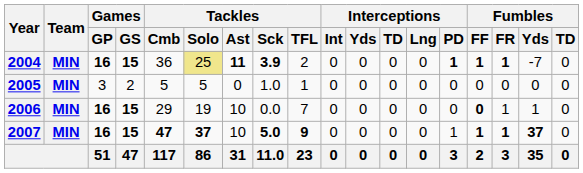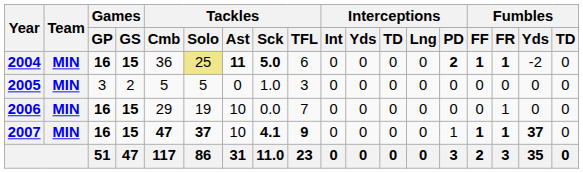(270, 62) 3.9 -> (270, 62) 5.0
(304, 62) 2 -> (304, 62) 6
(454, 62) 1 -> (454, 62) 2
(535, 62) -7 -> (535, 62) -2
(304, 86) 1 -> (304, 86) 3
(480, 109) bold -> (480, 109) normal
(535, 109) 1 -> (535, 109) 0
(270, 132) 5.0 -> (270, 132) 4.1
